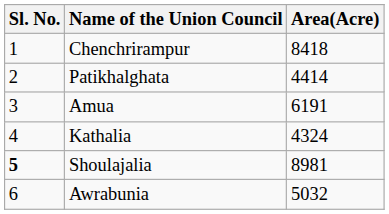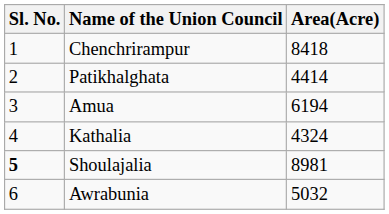(309, 106) 6191 -> (309, 106) 6194
